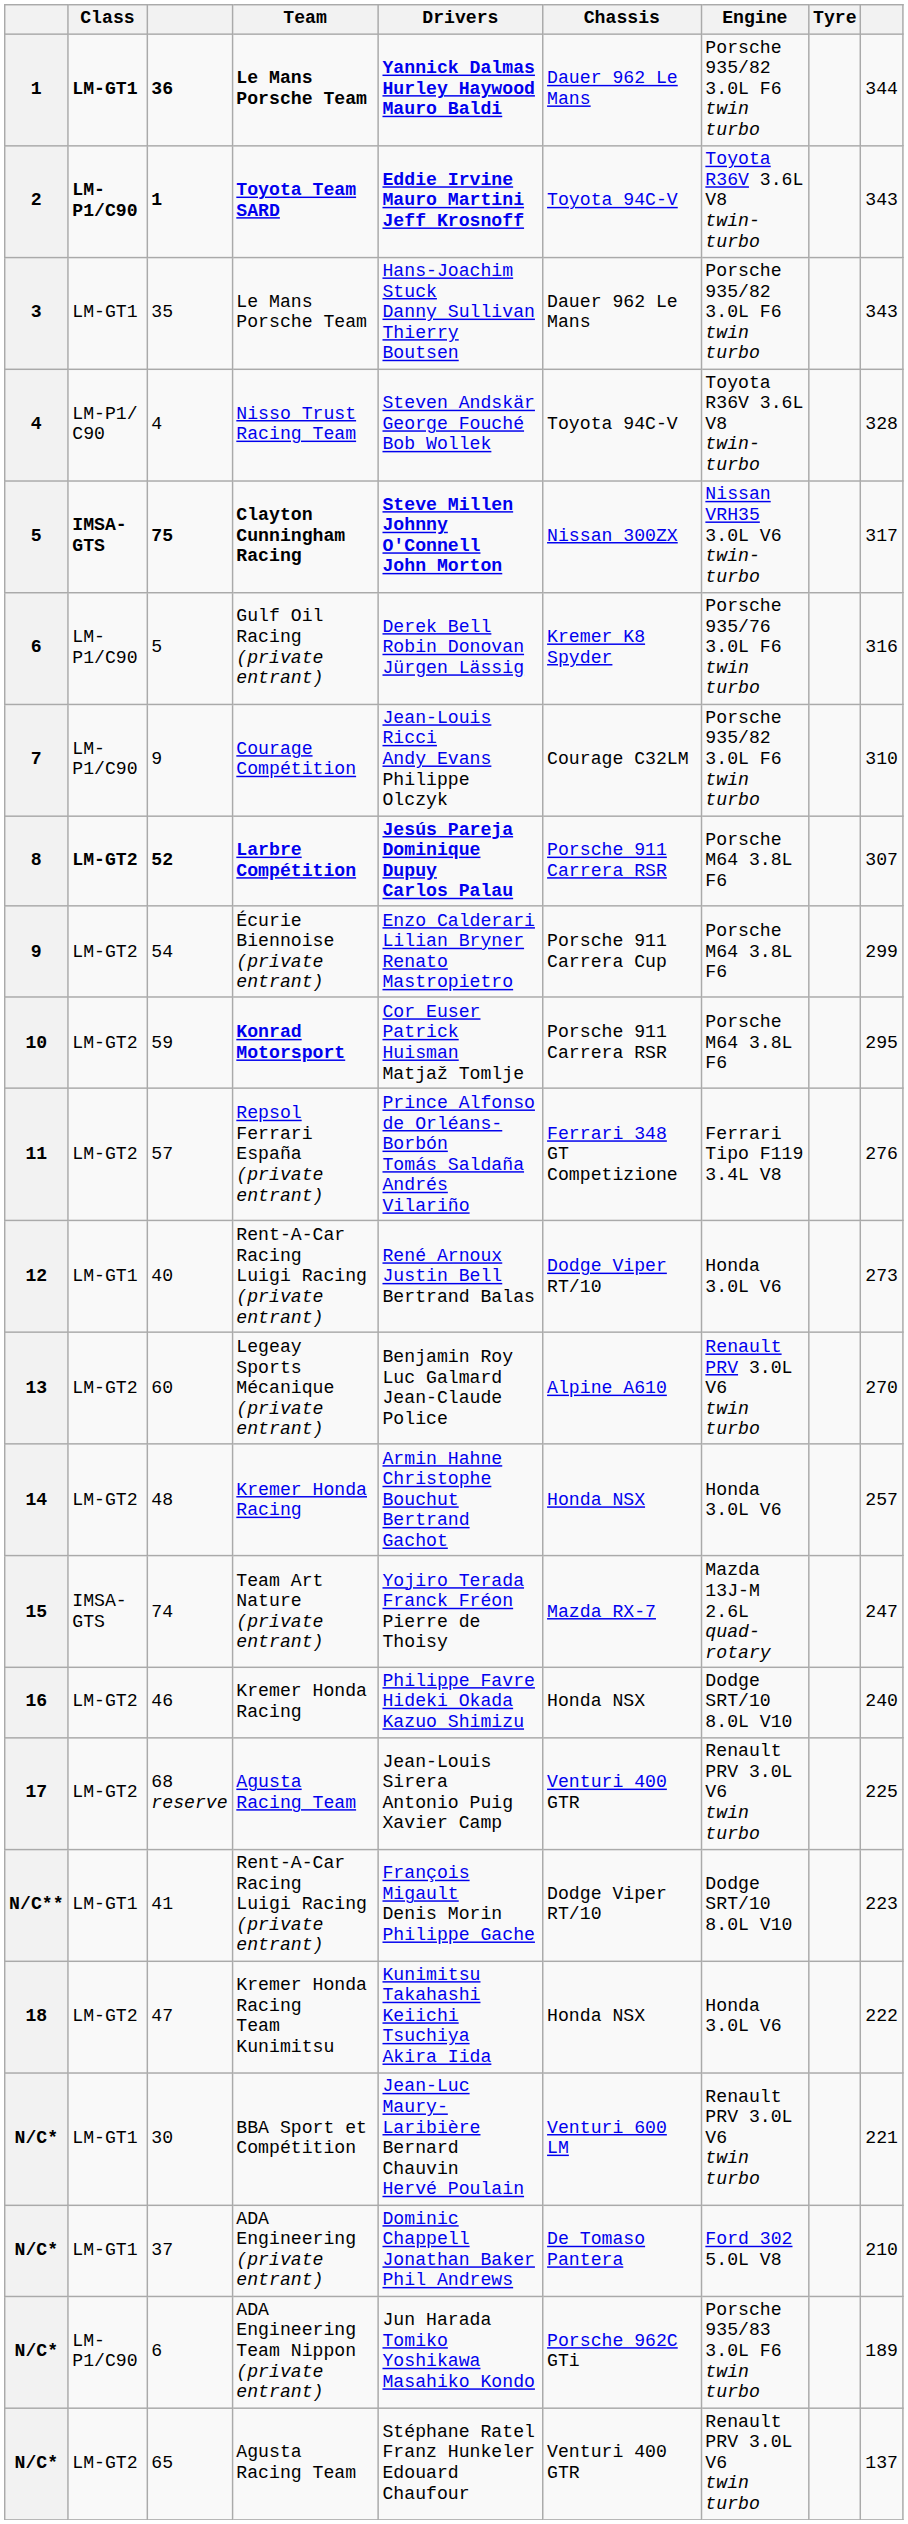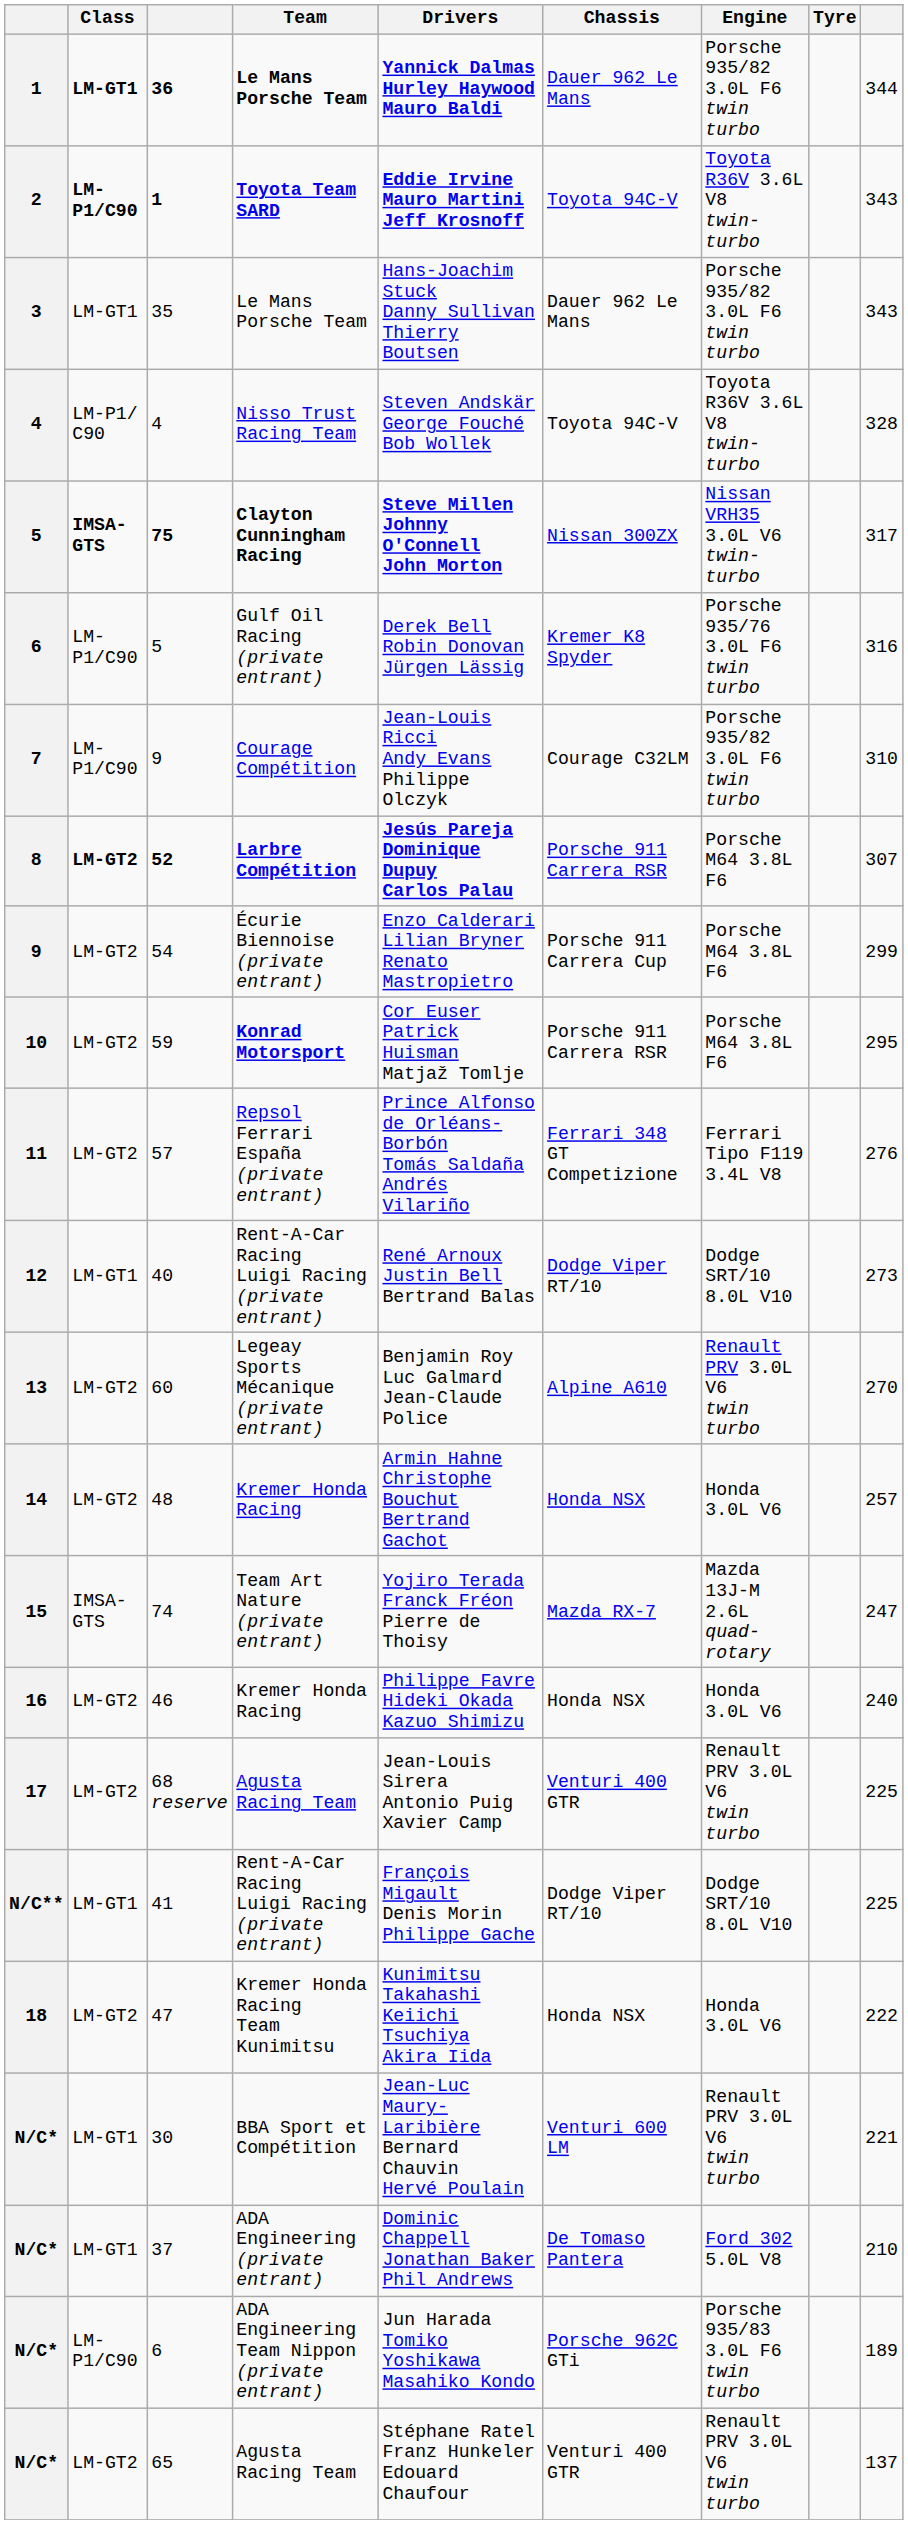(743, 1277) Honda 3.0L V6 -> (749, 1277) Dodge SRT/10 8.0L V10
(749, 1703) Dodge SRT/10 8.0L V10 -> (743, 1703) Honda 3.0L V6
(882, 1906) 223 -> (882, 1906) 225
